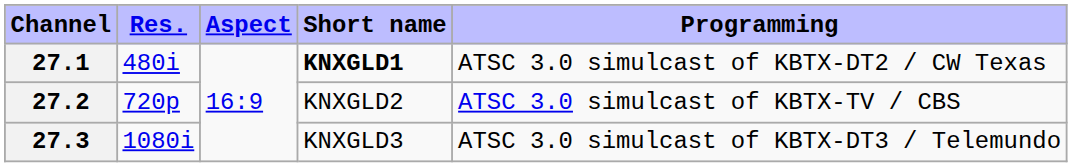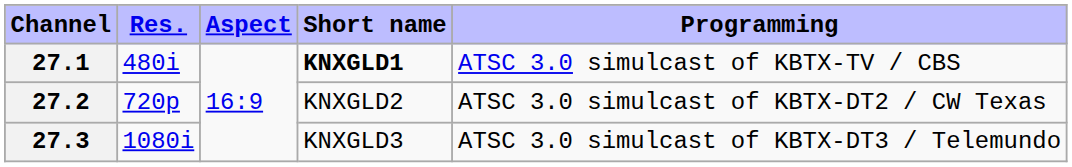(752, 63) ATSC 3.0 simulcast of KBTX-DT2 / CW Texas -> (709, 63) ATSC 3.0 simulcast of KBTX-TV / CBS
(709, 102) ATSC 3.0 simulcast of KBTX-TV / CBS -> (752, 102) ATSC 3.0 simulcast of KBTX-DT2 / CW Texas
